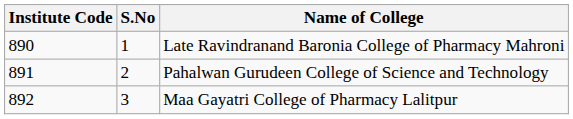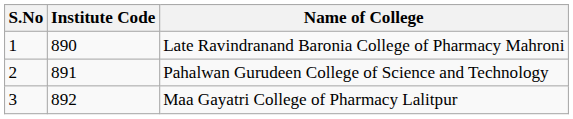columns swapped: (138, 18) <-> (61, 18)
